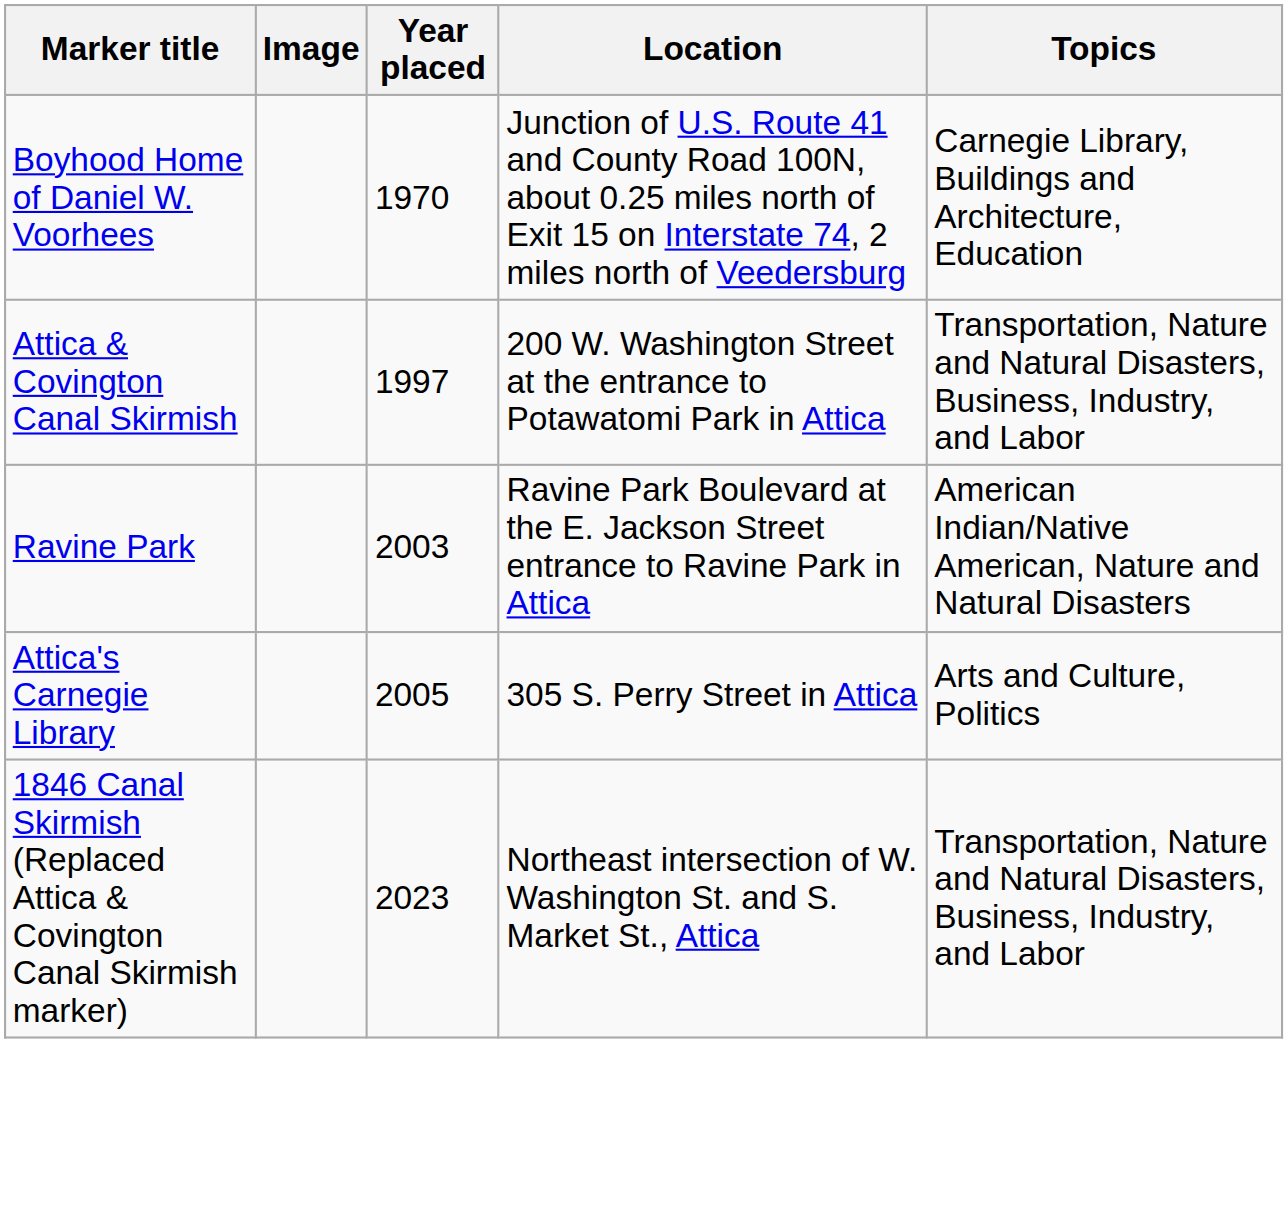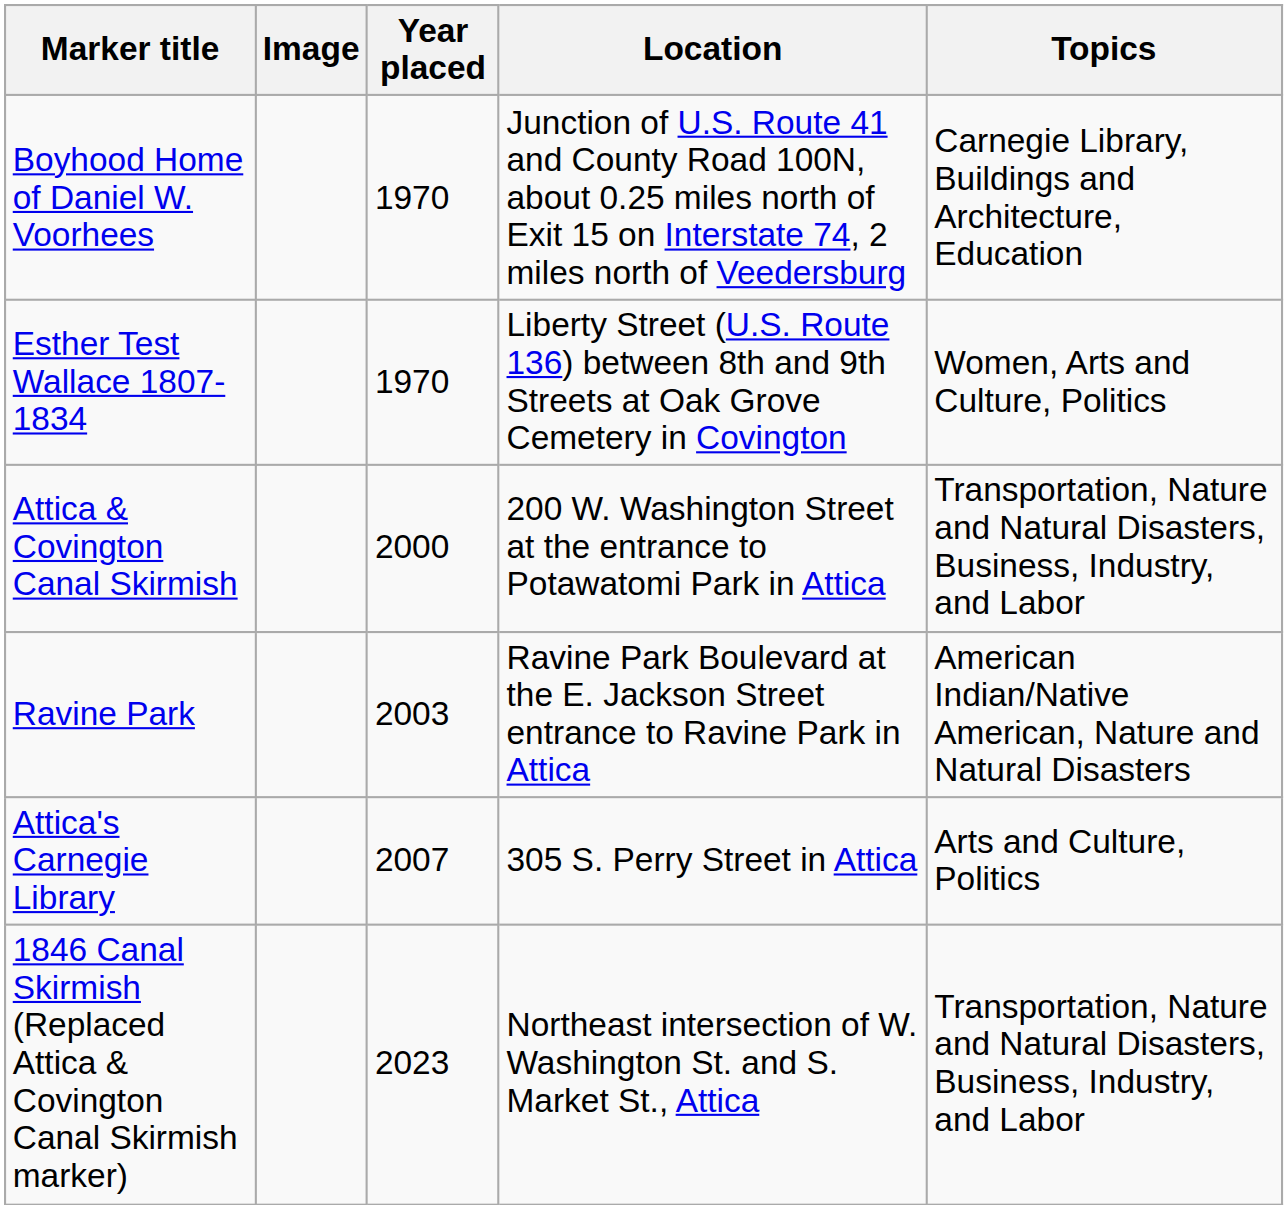+ row: (119, 381)
(412, 381) 1997 -> (412, 547) 2000
(412, 694) 2005 -> (412, 860) 2007
